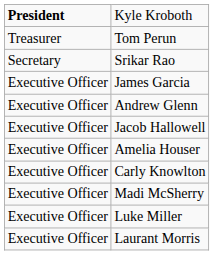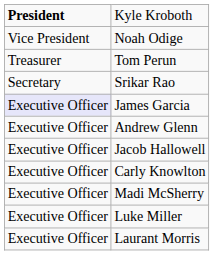+ row: (149, 37)
(58, 82) no background -> (58, 104) lavender background
- row: (157, 149)
